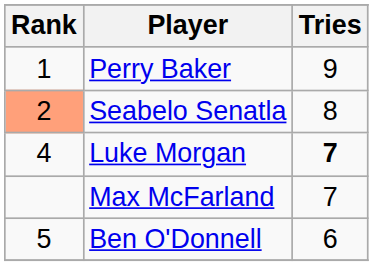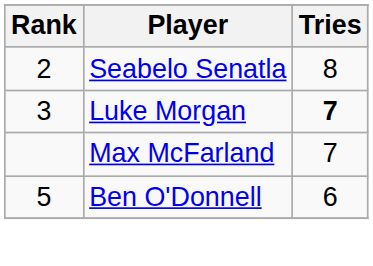- row: (160, 68)
(44, 111) lightsalmon background -> (44, 68) no background
(44, 153) 4 -> (44, 111) 3
